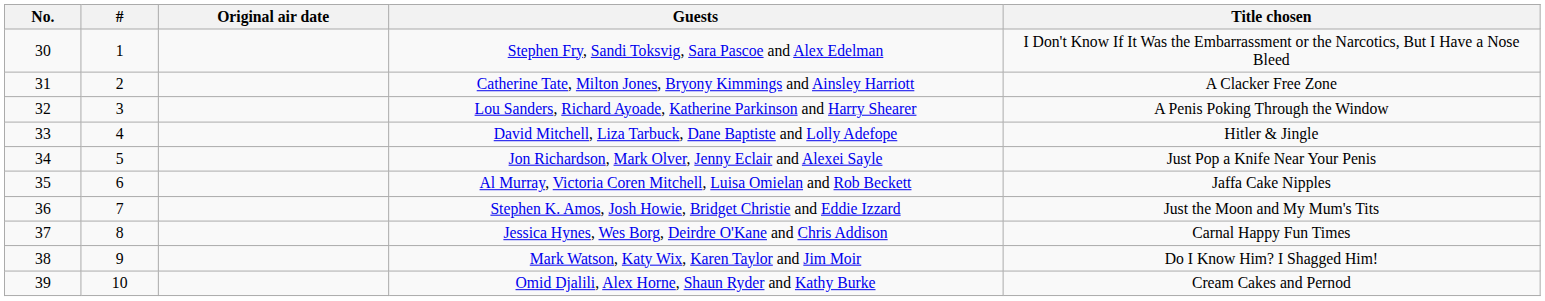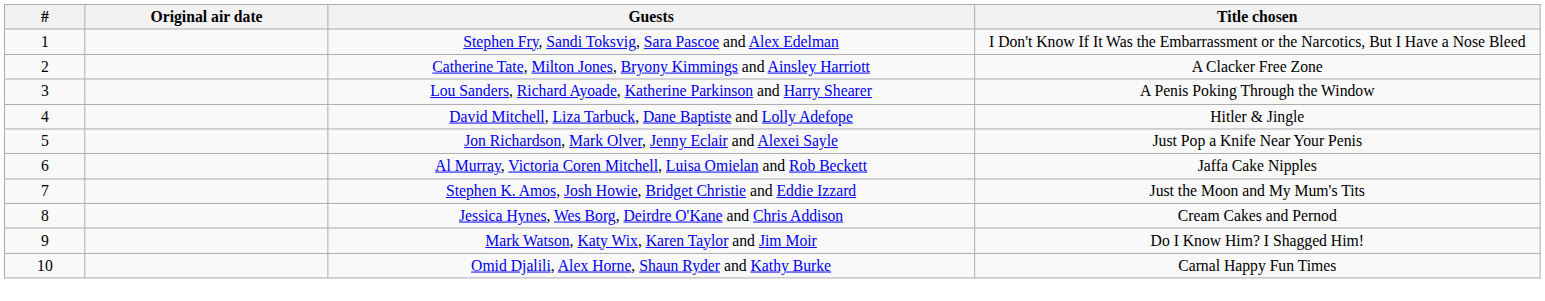- column: (43, 16)
(1271, 233) Carnal Happy Fun Times -> (1257, 215) Cream Cakes and Pernod
(1271, 283) Cream Cakes and Pernod -> (1257, 265) Carnal Happy Fun Times
